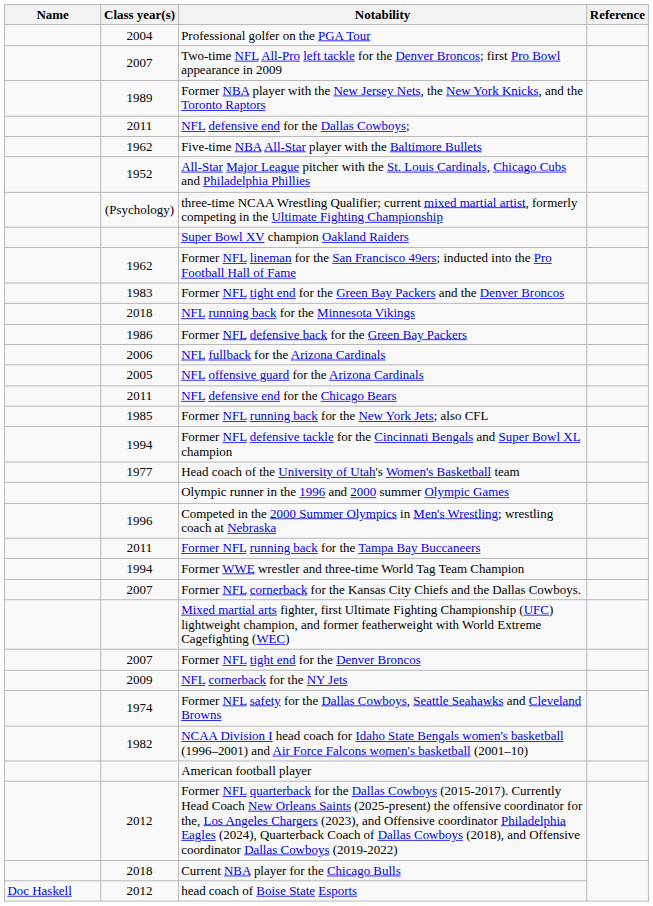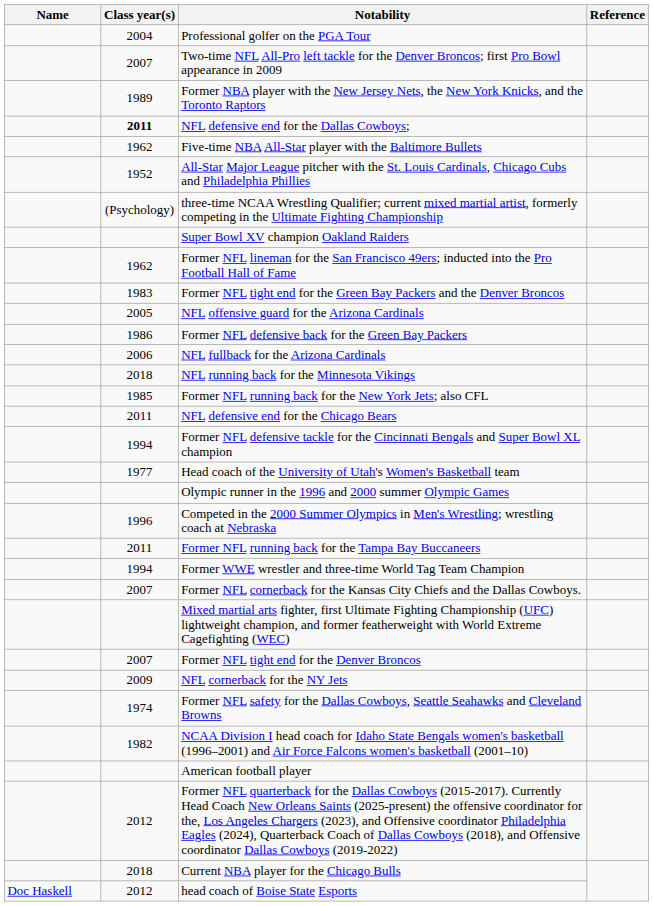(140, 126) normal -> (140, 126) bold
rows swapped: (302, 375) <-> (298, 313)
rows swapped: (289, 395) <-> (335, 416)
